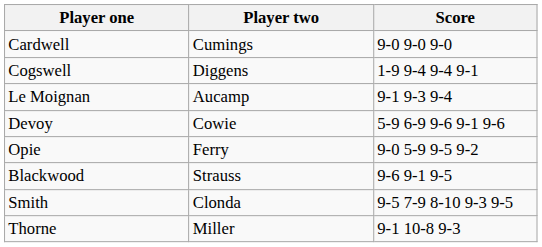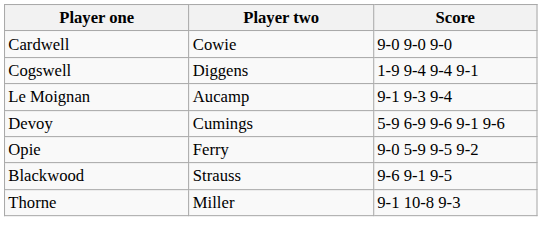(223, 44) Cumings -> (215, 44) Cowie
(215, 123) Cowie -> (223, 123) Cumings
- row: (28, 202)
